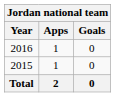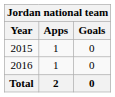rows swapped: (21, 65) <-> (21, 48)
